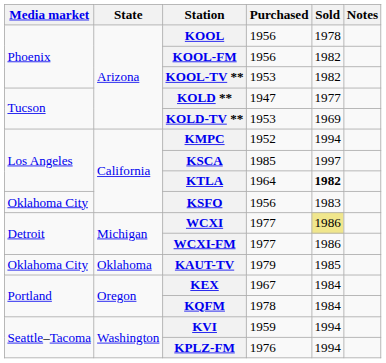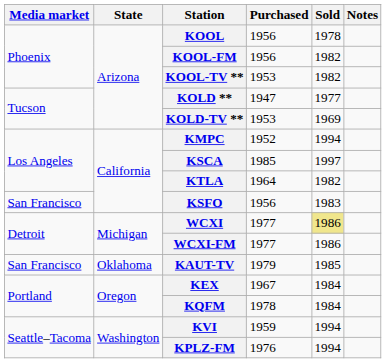(328, 181) bold -> (328, 181) normal
(48, 202) Oklahoma City -> (44, 202) San Francisco
(48, 264) Oklahoma City -> (44, 264) San Francisco
